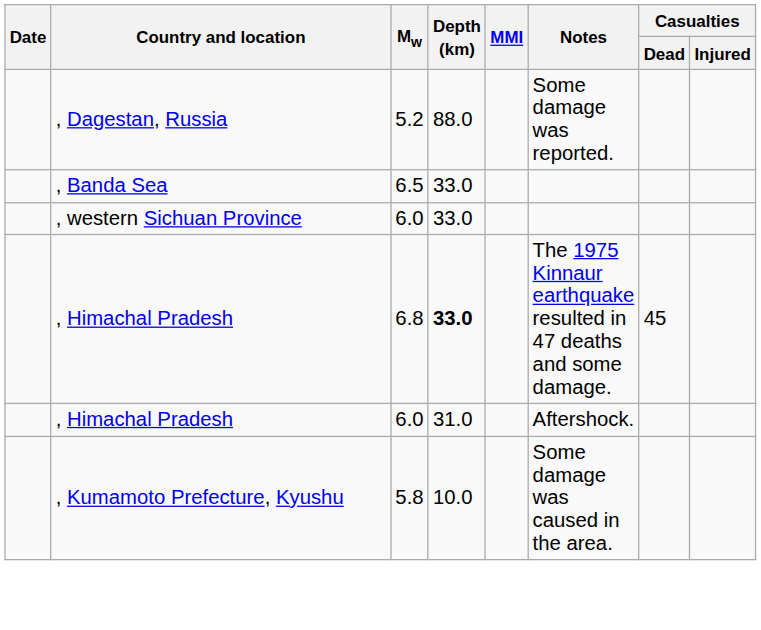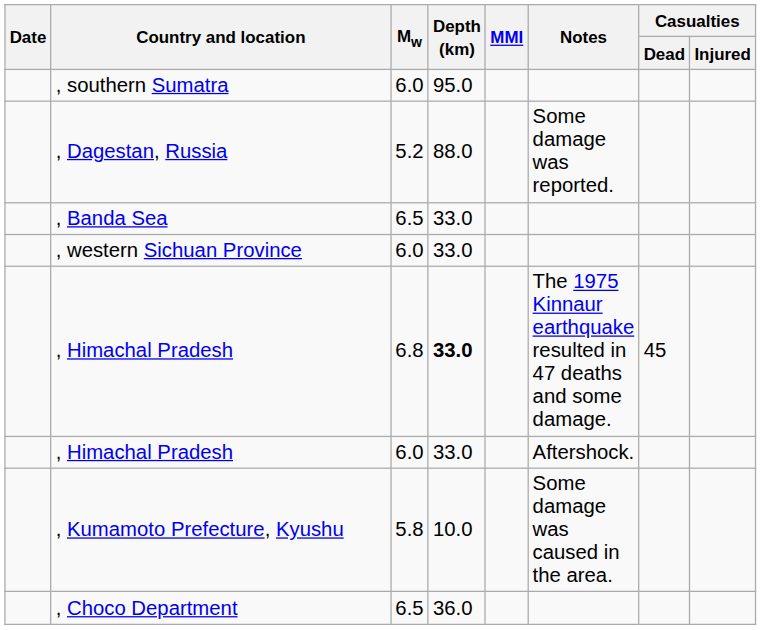+ row: (142, 85)
(453, 419) 31.0 -> (453, 451) 33.0
+ row: (147, 607)
